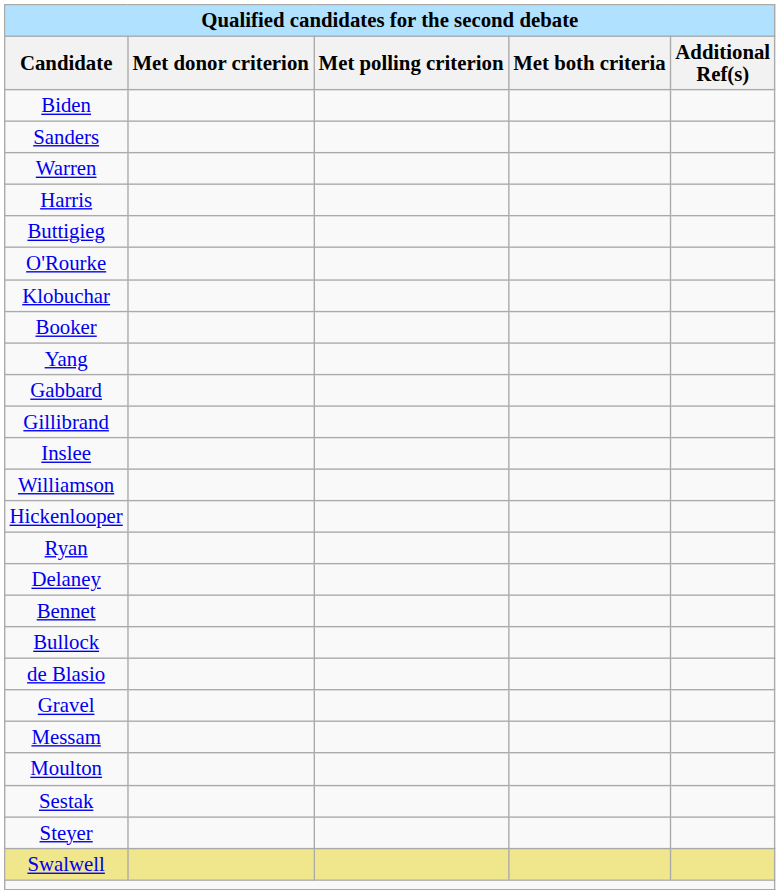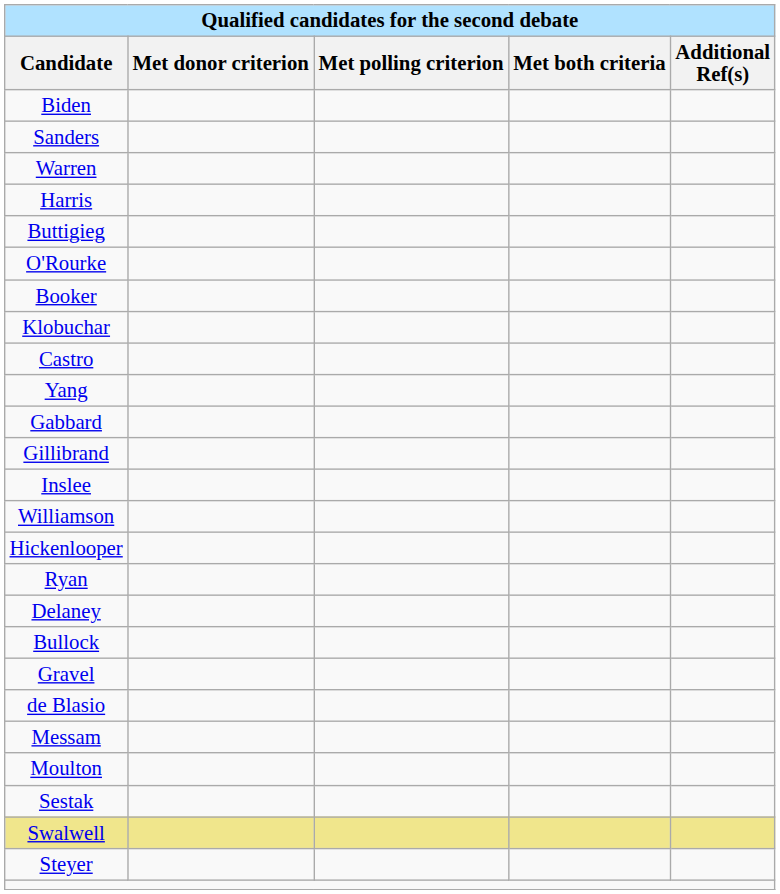rows swapped: (66, 326) <-> (66, 295)
+ row: (66, 358)
- row: (66, 611)
rows swapped: (66, 674) <-> (66, 705)
rows swapped: (66, 832) <-> (66, 863)
